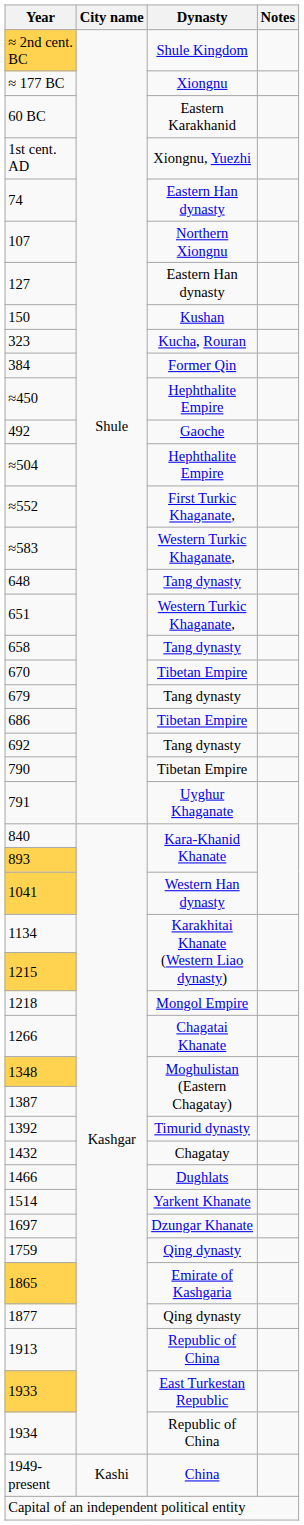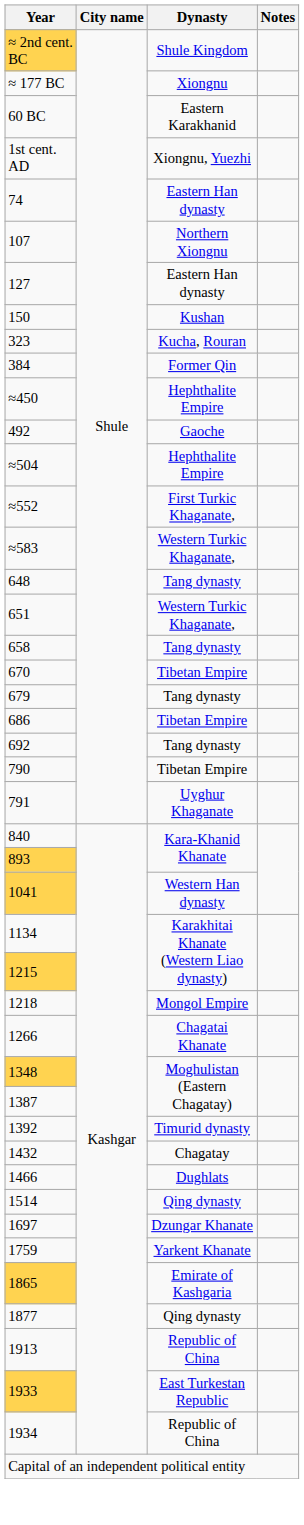(202, 1201) Yarkent Khanate -> (202, 1201) Qing dynasty
(202, 1250) Qing dynasty -> (202, 1250) Yarkent Khanate
- row: (29, 1475)
